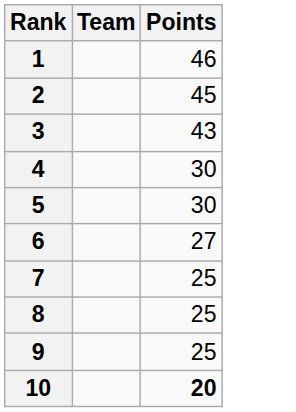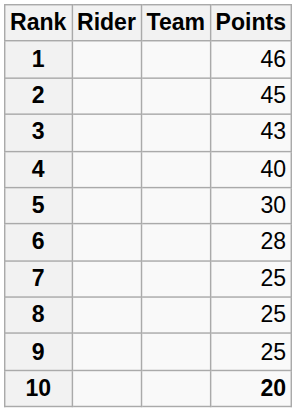+ column: (106, 22)
(204, 168) 30 -> (273, 168) 40
(204, 242) 27 -> (273, 242) 28
